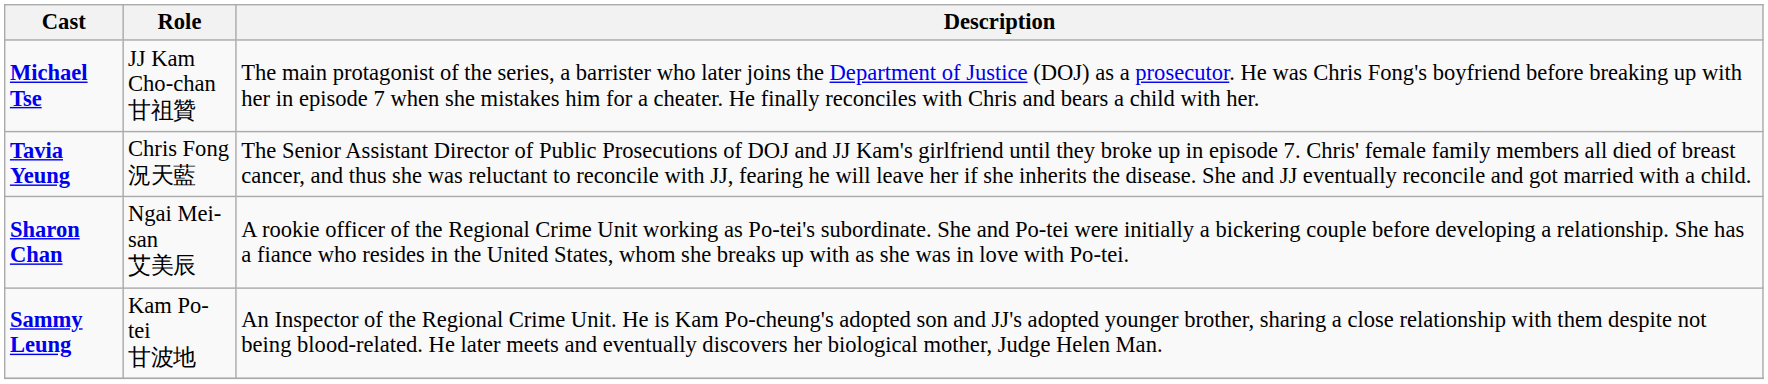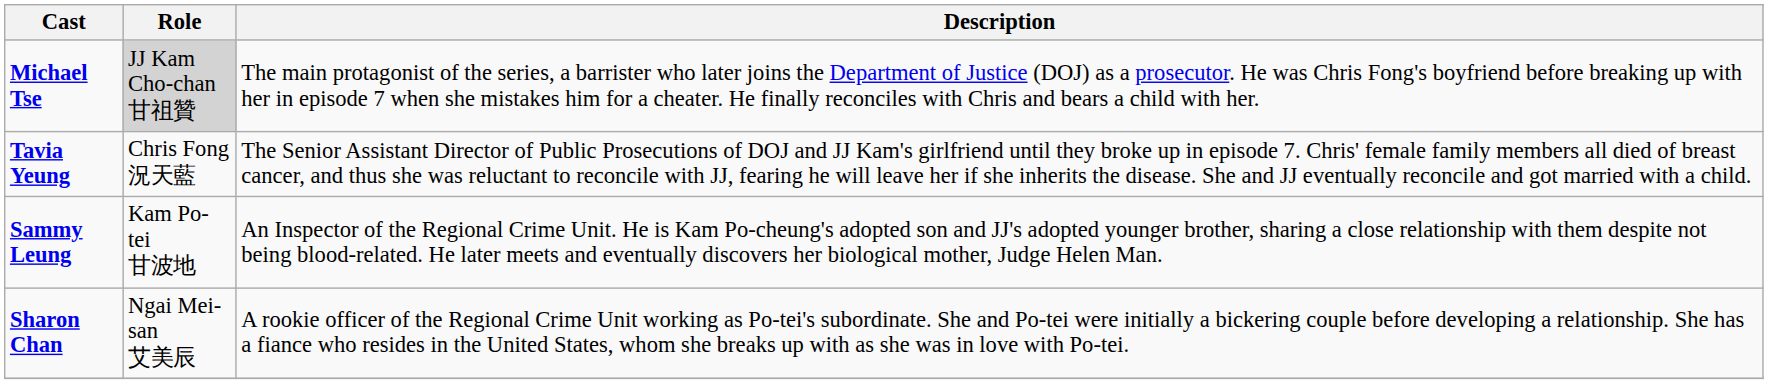(172, 84) no background -> (172, 84) lightgrey background
rows swapped: (46, 332) <-> (45, 241)
